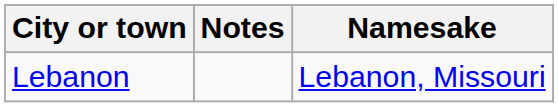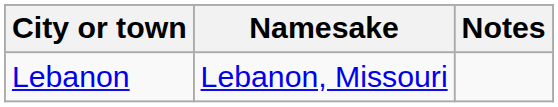columns swapped: (422, 28) <-> (243, 28)
